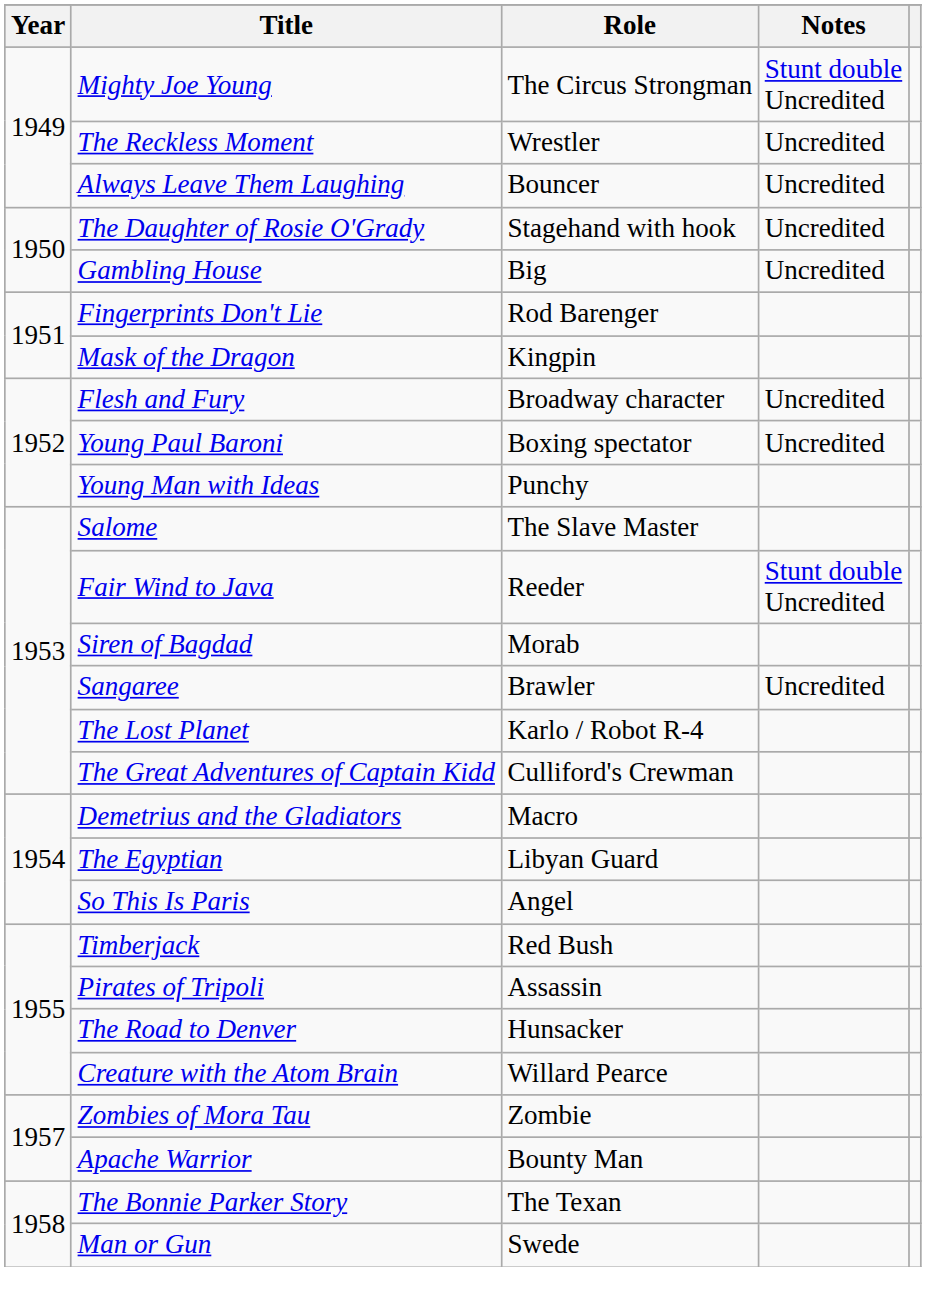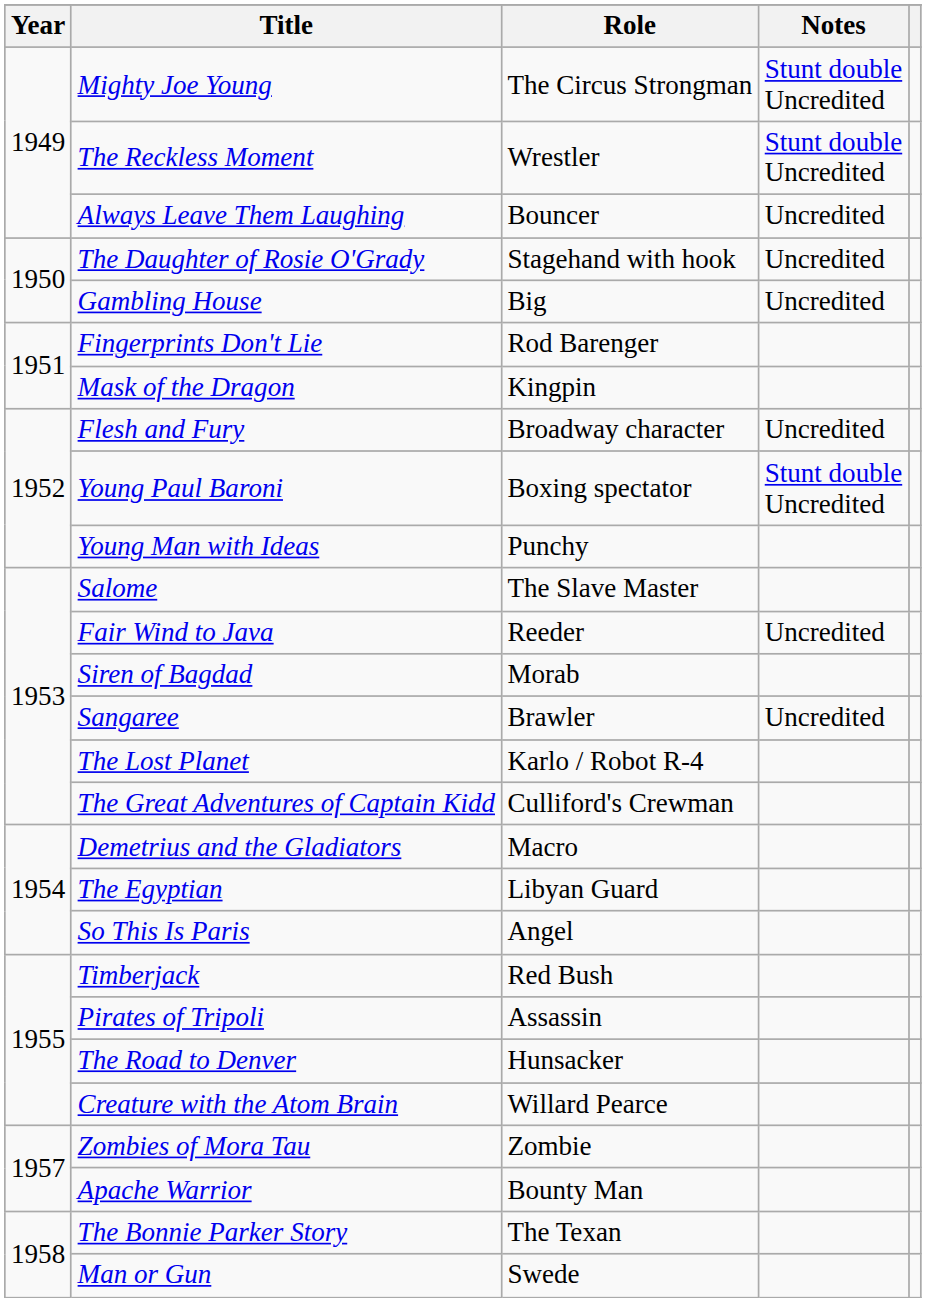(825, 142) Uncredited -> (833, 157) Stunt double Uncredited
(825, 442) Uncredited -> (833, 487) Stunt double Uncredited
(833, 586) Stunt double Uncredited -> (825, 631) Uncredited
